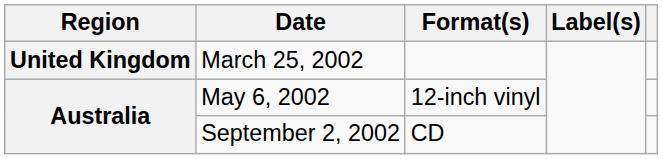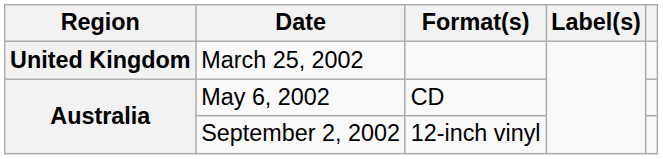(476, 97) 12-inch vinyl -> (428, 97) CD
(428, 134) CD -> (476, 134) 12-inch vinyl
